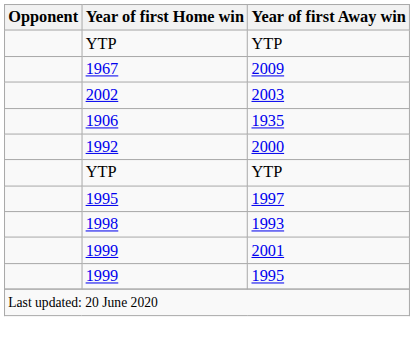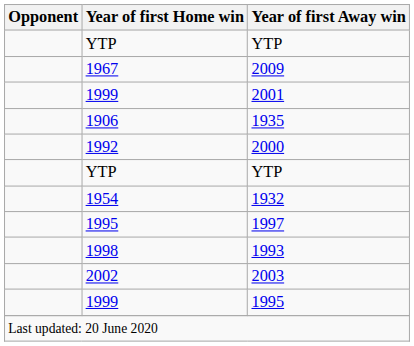rows swapped: (102, 95) <-> (102, 250)
+ row: (102, 198)
